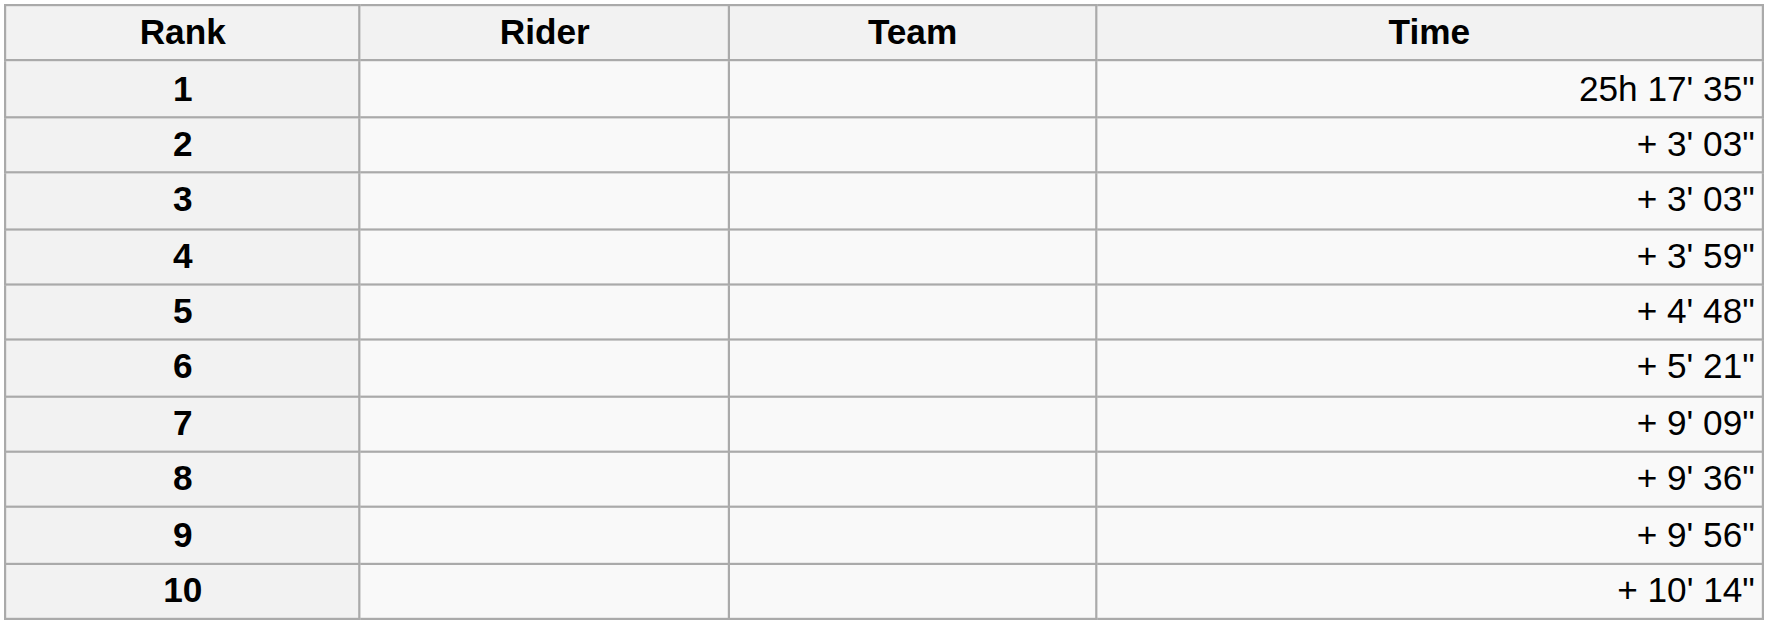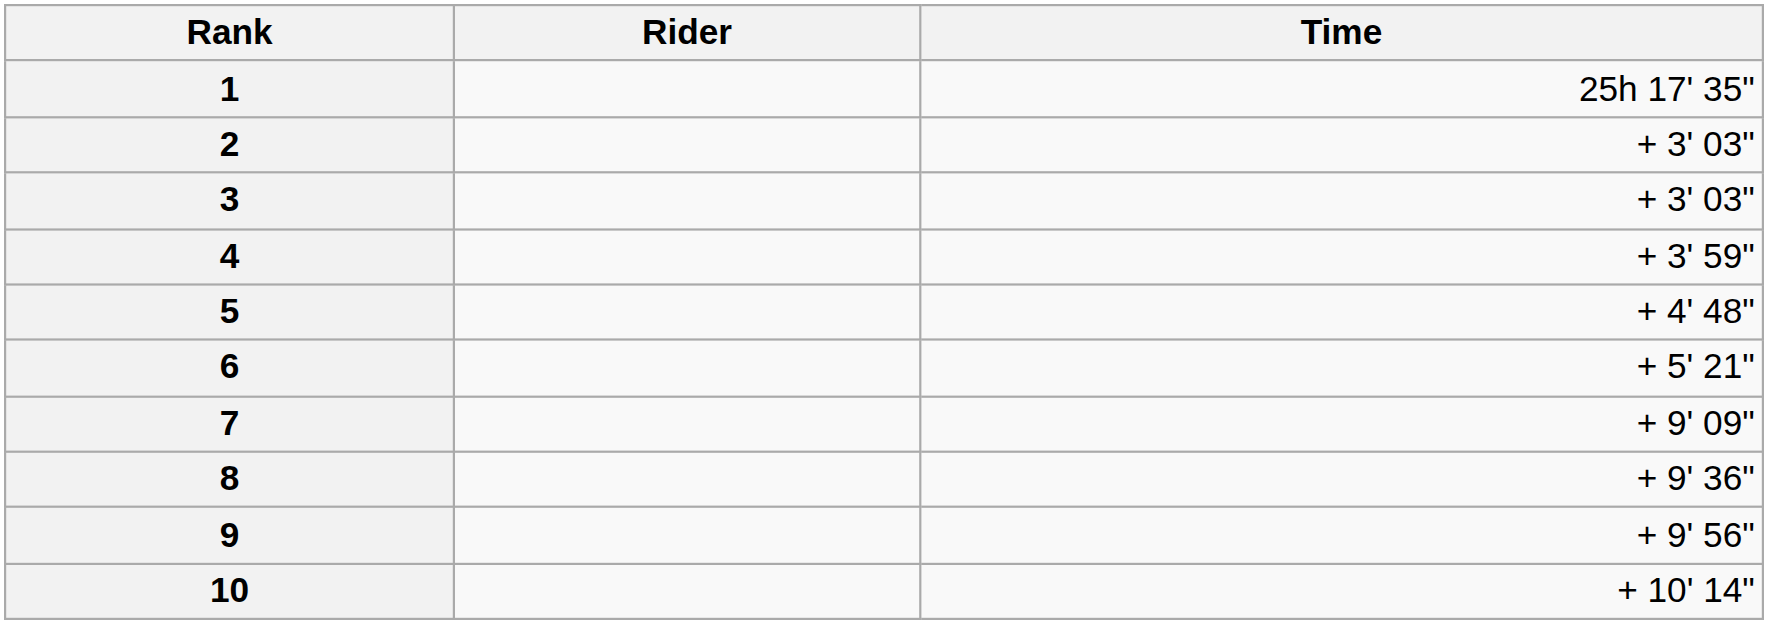- column: (913, 32)
